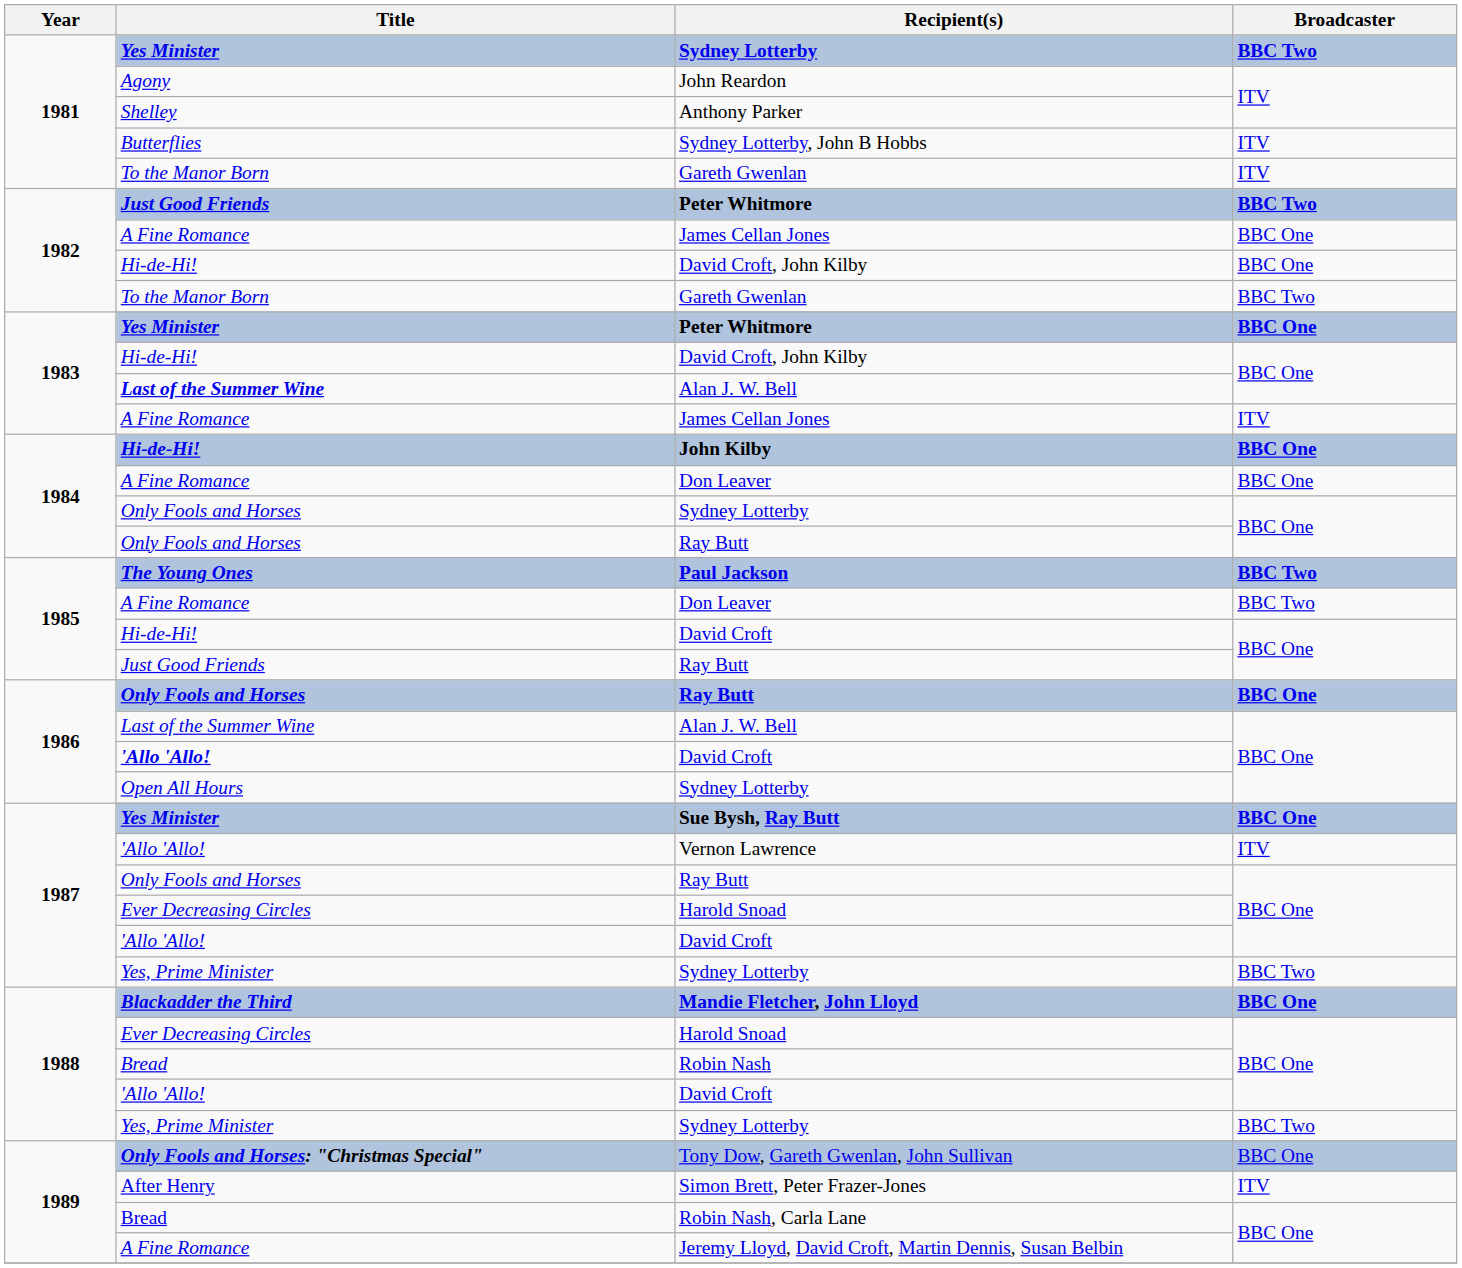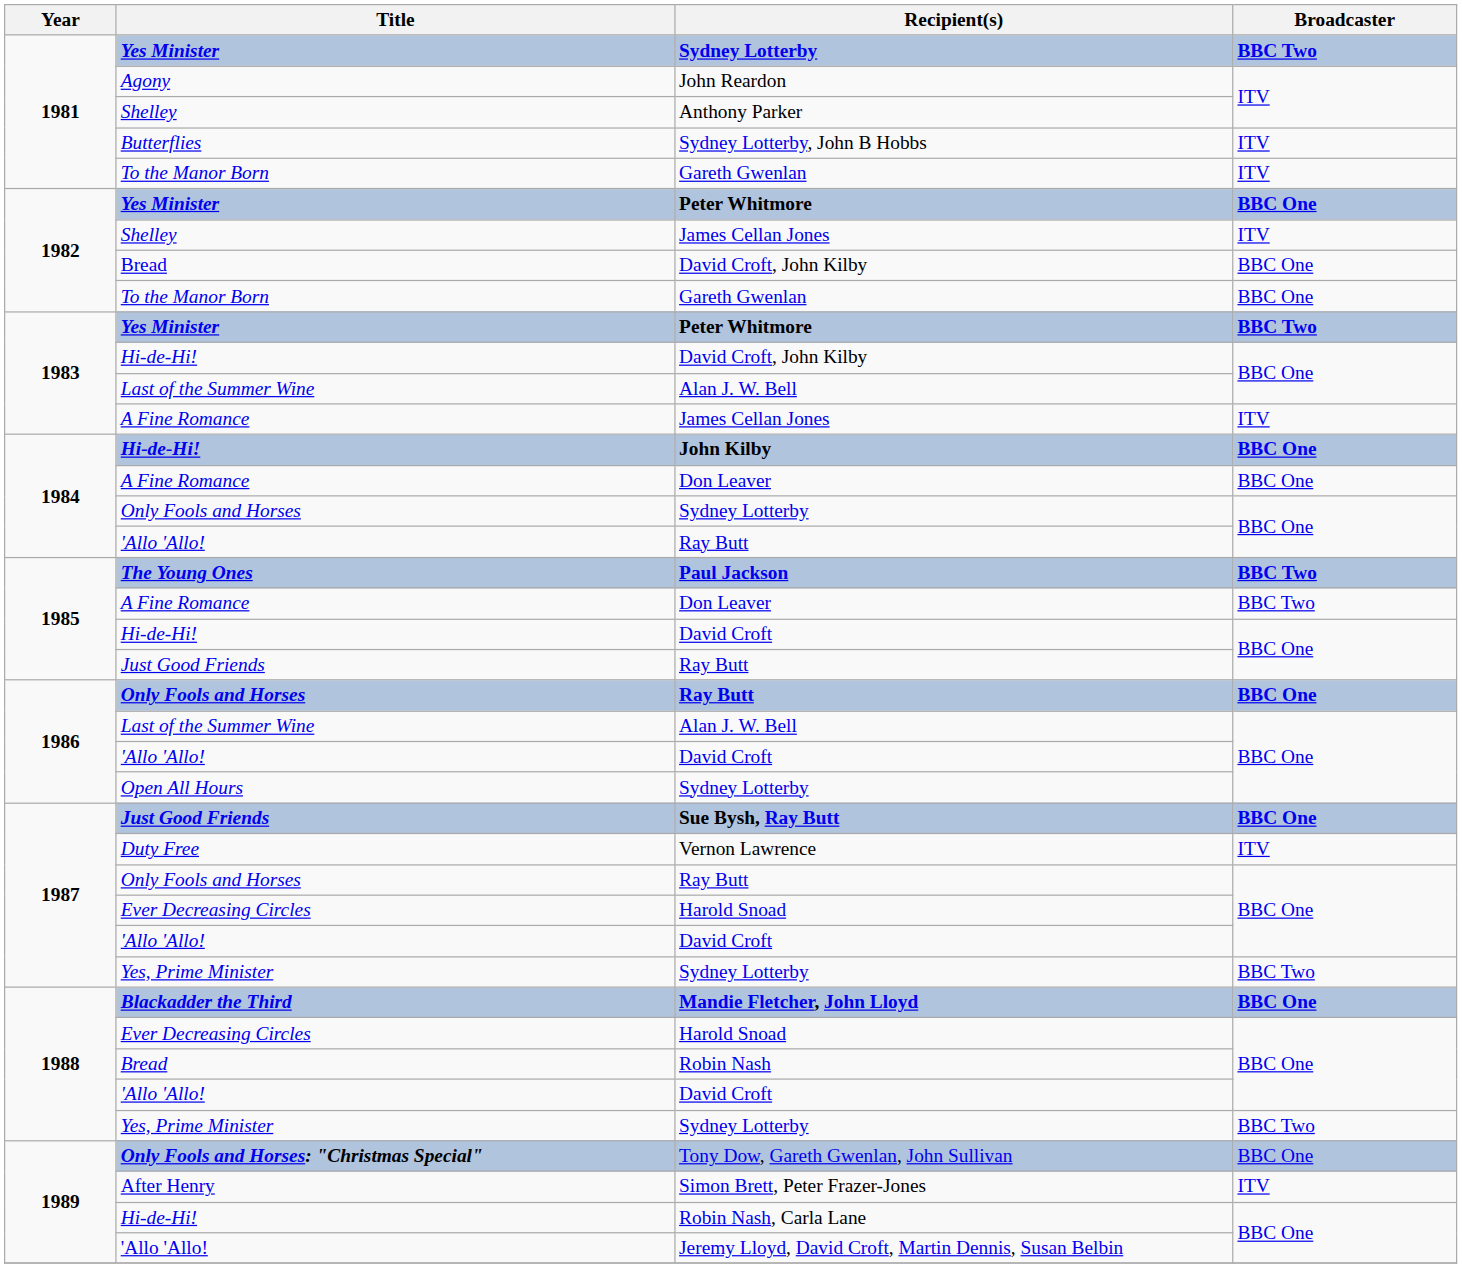(195, 204) Just Good Friends -> (170, 204) Yes Minister
(1277, 204) BBC Two -> (1277, 204) BBC One
(185, 234) A Fine Romance -> (149, 234) Shelley
(1275, 234) BBC One -> (1254, 234) ITV
(159, 265) Hi-de-Hi! -> (144, 265) Bread
(1276, 296) BBC Two -> (1275, 296) BBC One
(1277, 326) BBC One -> (1277, 326) BBC Two
(222, 388) bold -> (218, 388) normal
(211, 541) Only Fools and Horses -> (163, 541) 'Allo 'Allo!
(166, 756) bold -> (163, 756) normal
(170, 818) Yes Minister -> (195, 818) Just Good Friends
(163, 848) 'Allo 'Allo! -> (160, 848) Duty Free
(144, 1217) Bread -> (159, 1217) Hi-de-Hi!
(185, 1248) A Fine Romance -> (164, 1248) 'Allo 'Allo!
